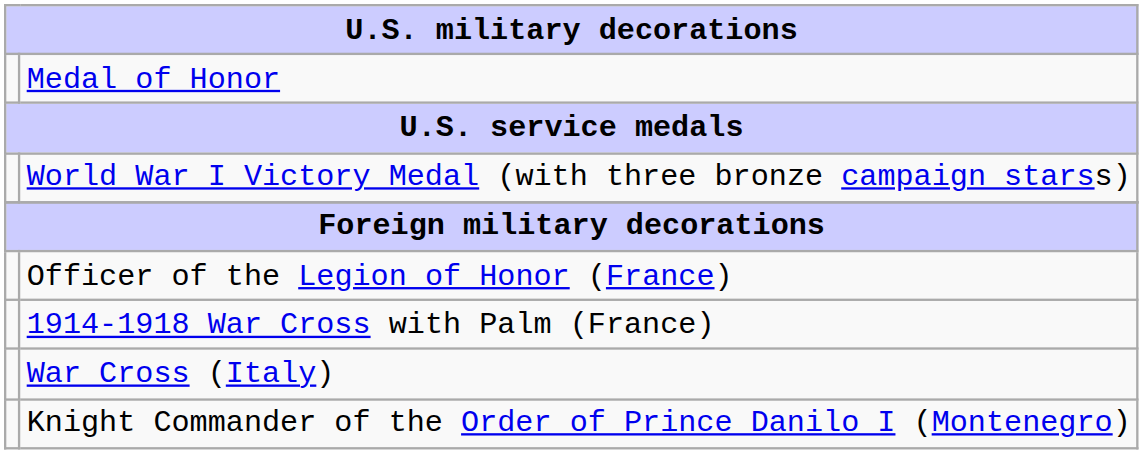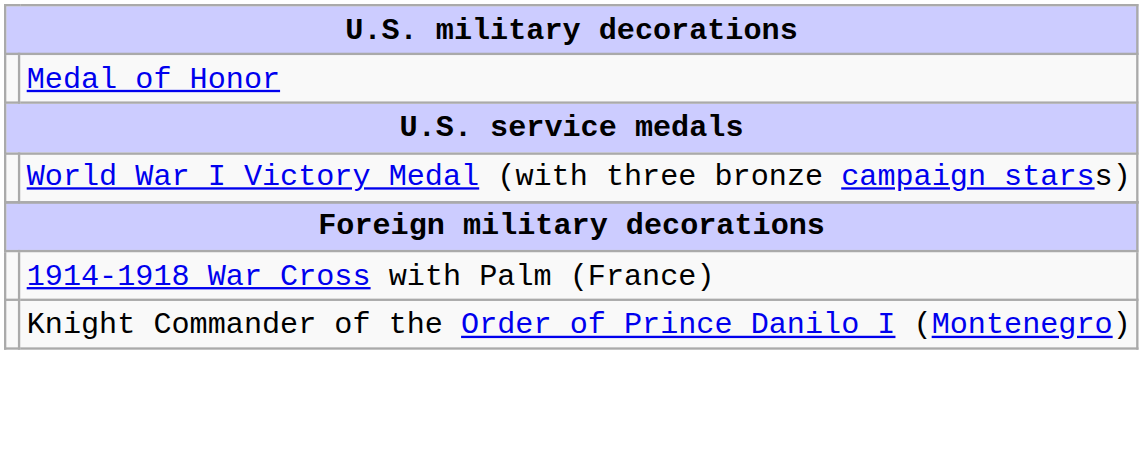- row: (380, 276)
- row: (181, 374)
